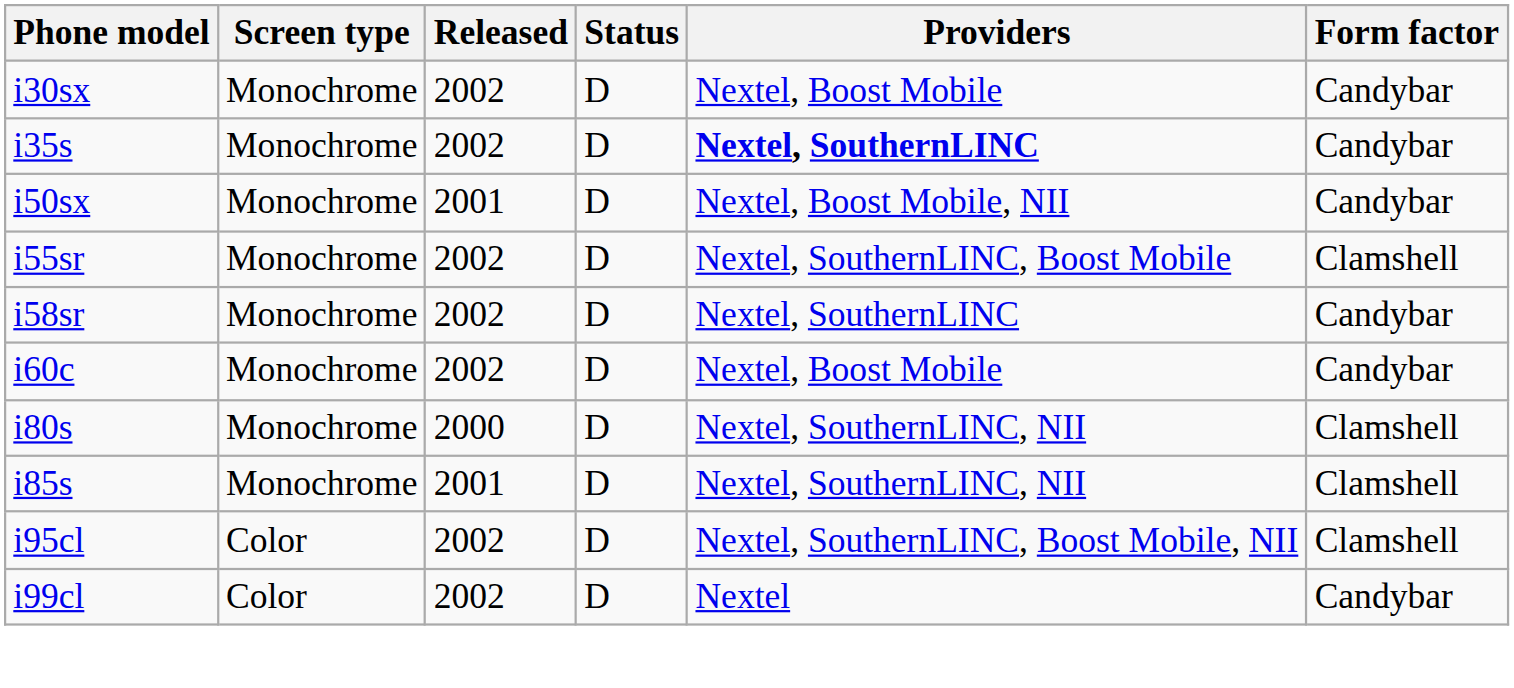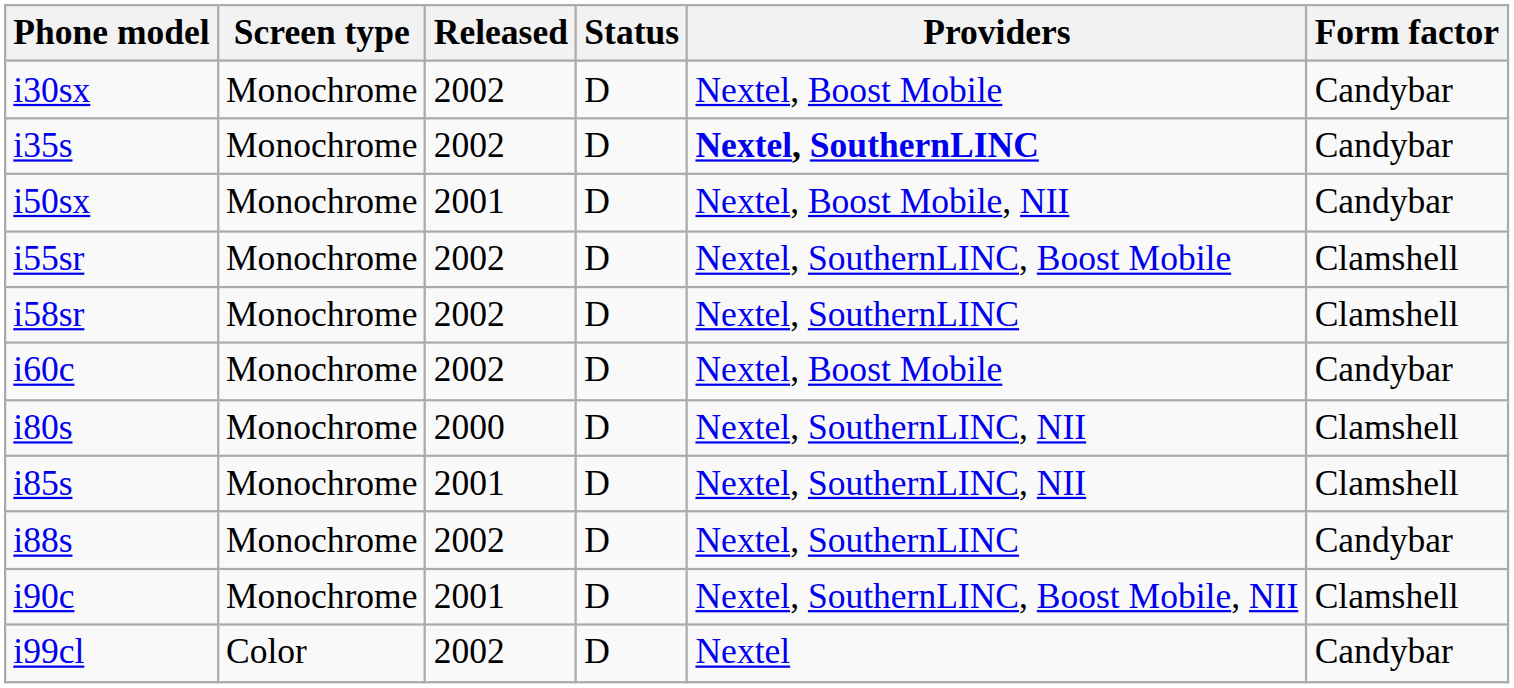(1384, 314) Candybar -> (1387, 314) Clamshell
+ row: (43, 539)
+ row: (44, 595)
- row: (49, 539)
